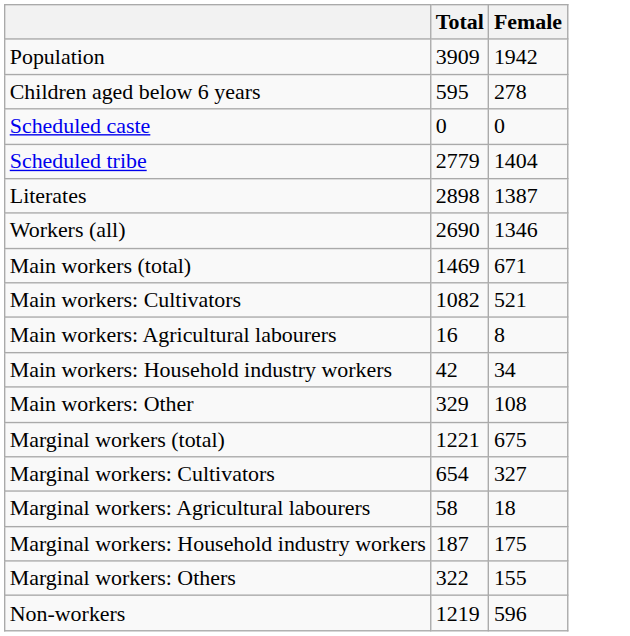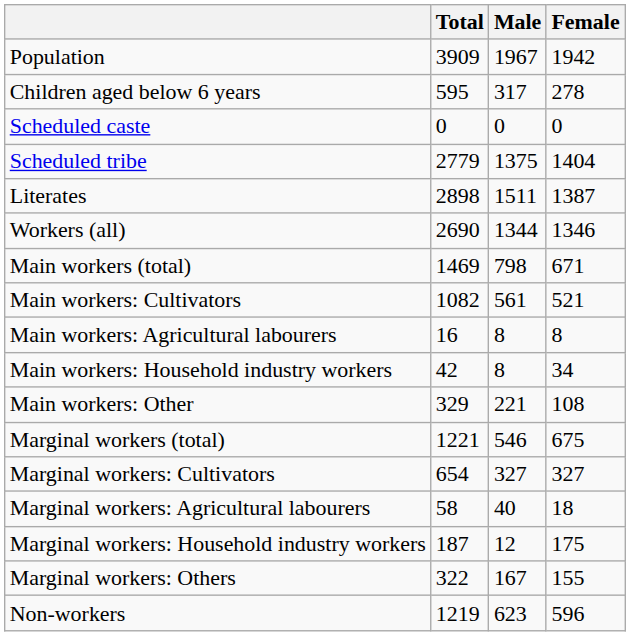+ column: (518, 21)
